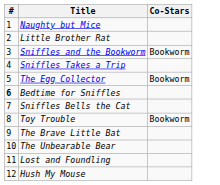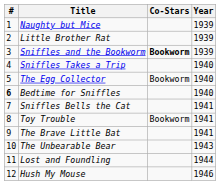+ column: (204, 11)
(170, 52) normal -> (170, 52) bold
